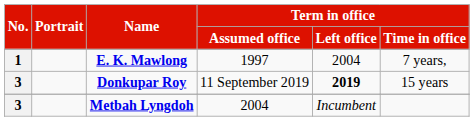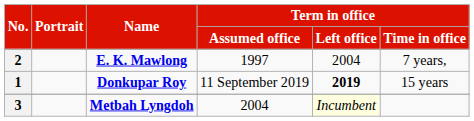(18, 60) 1 -> (18, 60) 2
(18, 82) 3 -> (18, 82) 1
(346, 104) no background -> (346, 104) lightyellow background
